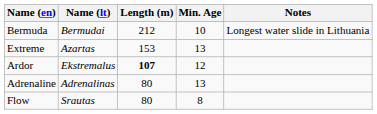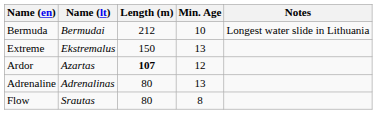(78, 48) Azartas -> (88, 48) Ekstremalus
(147, 48) 153 -> (147, 48) 150
(88, 65) Ekstremalus -> (78, 65) Azartas
